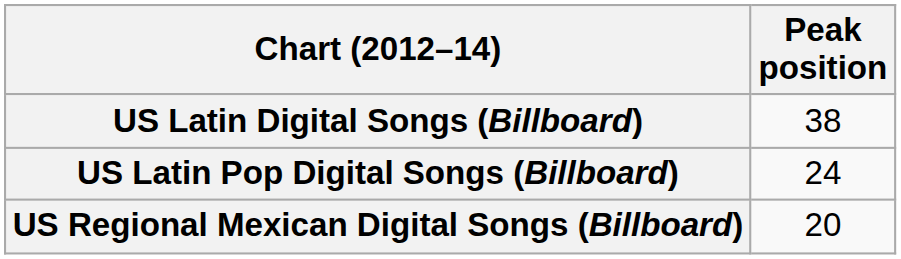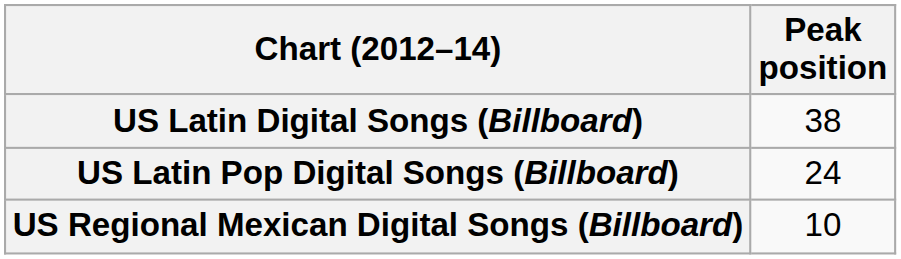(823, 225) 20 -> (823, 225) 10
